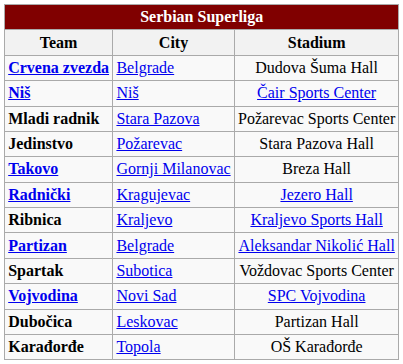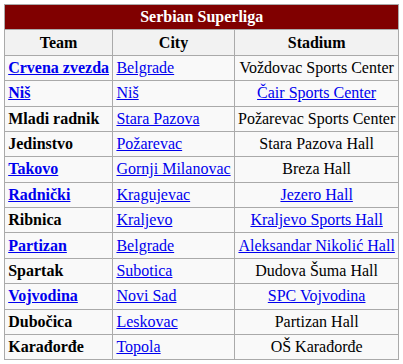(317, 67) Dudova Šuma Hall -> (317, 67) Voždovac Sports Center
(317, 270) Voždovac Sports Center -> (317, 270) Dudova Šuma Hall
